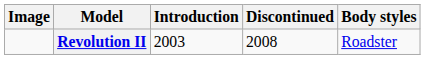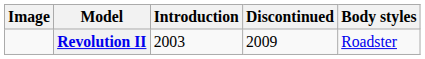(262, 41) 2008 -> (262, 41) 2009
